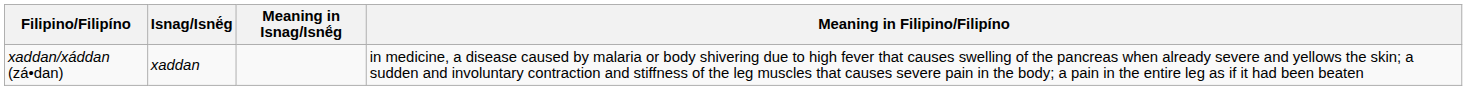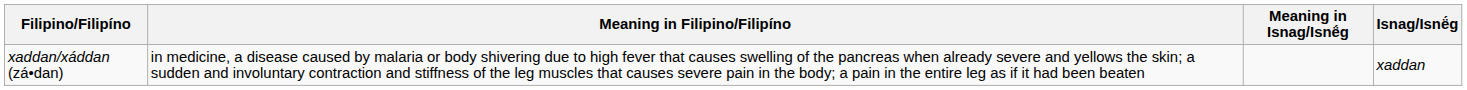columns swapped: (192, 24) <-> (914, 24)
